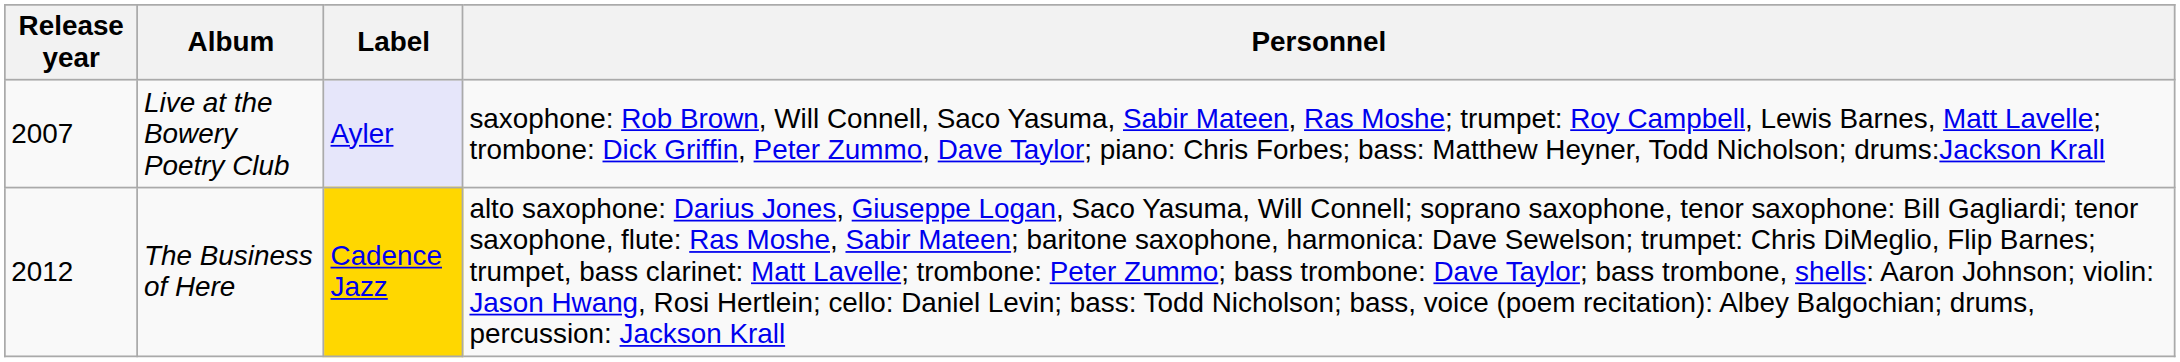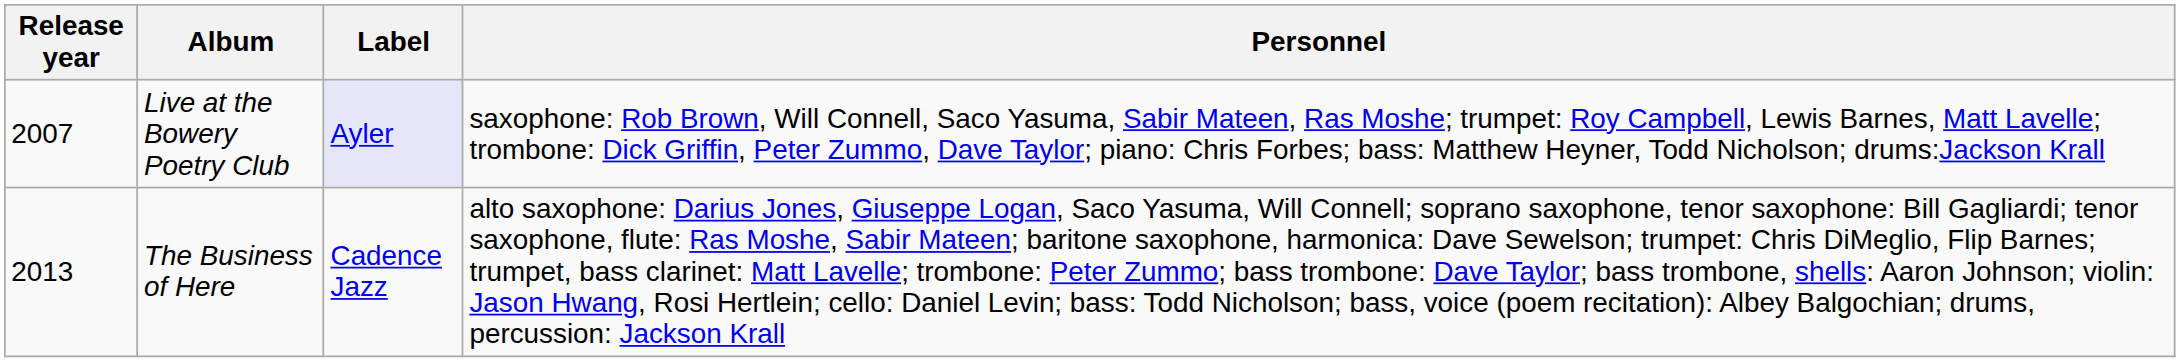(42, 271) 2012 -> (42, 271) 2013
(386, 271) gold background -> (386, 271) no background
